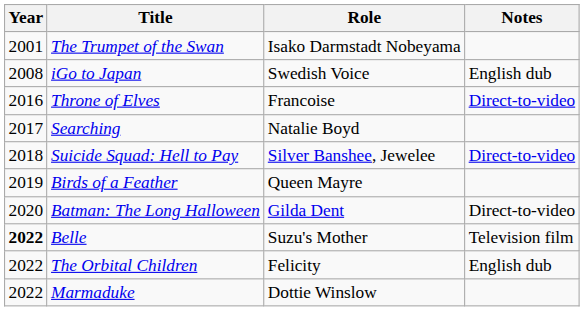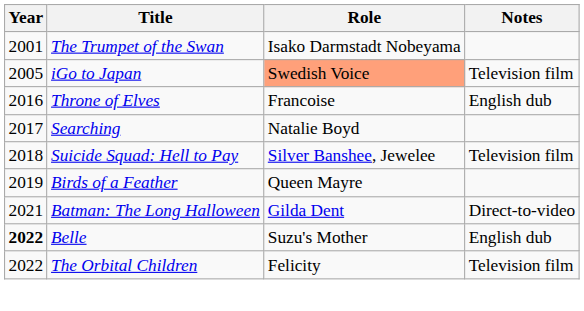(26, 73) 2008 -> (26, 73) 2005
(319, 73) no background -> (319, 73) lightsalmon background
(510, 73) English dub -> (521, 73) Television film
(522, 100) Direct-to-video -> (510, 100) English dub
(522, 155) Direct-to-video -> (521, 155) Television film
(26, 210) 2020 -> (26, 210) 2021
(521, 237) Television film -> (510, 237) English dub
(510, 264) English dub -> (521, 264) Television film
- row: (93, 292)
